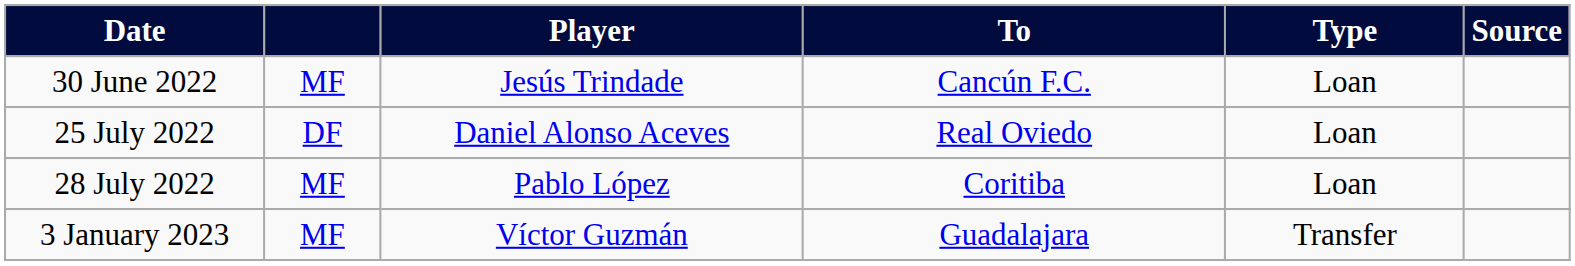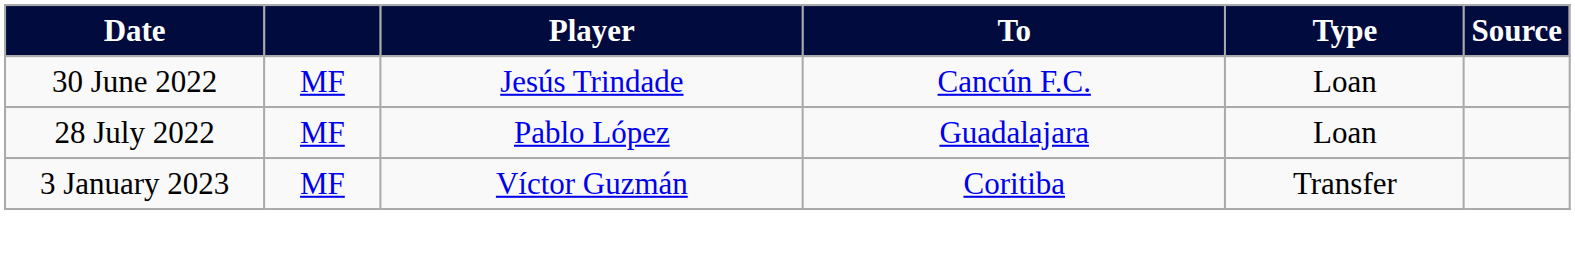- row: (135, 132)
(1014, 183) Coritiba -> (1014, 132) Guadalajara
(1014, 234) Guadalajara -> (1014, 183) Coritiba
